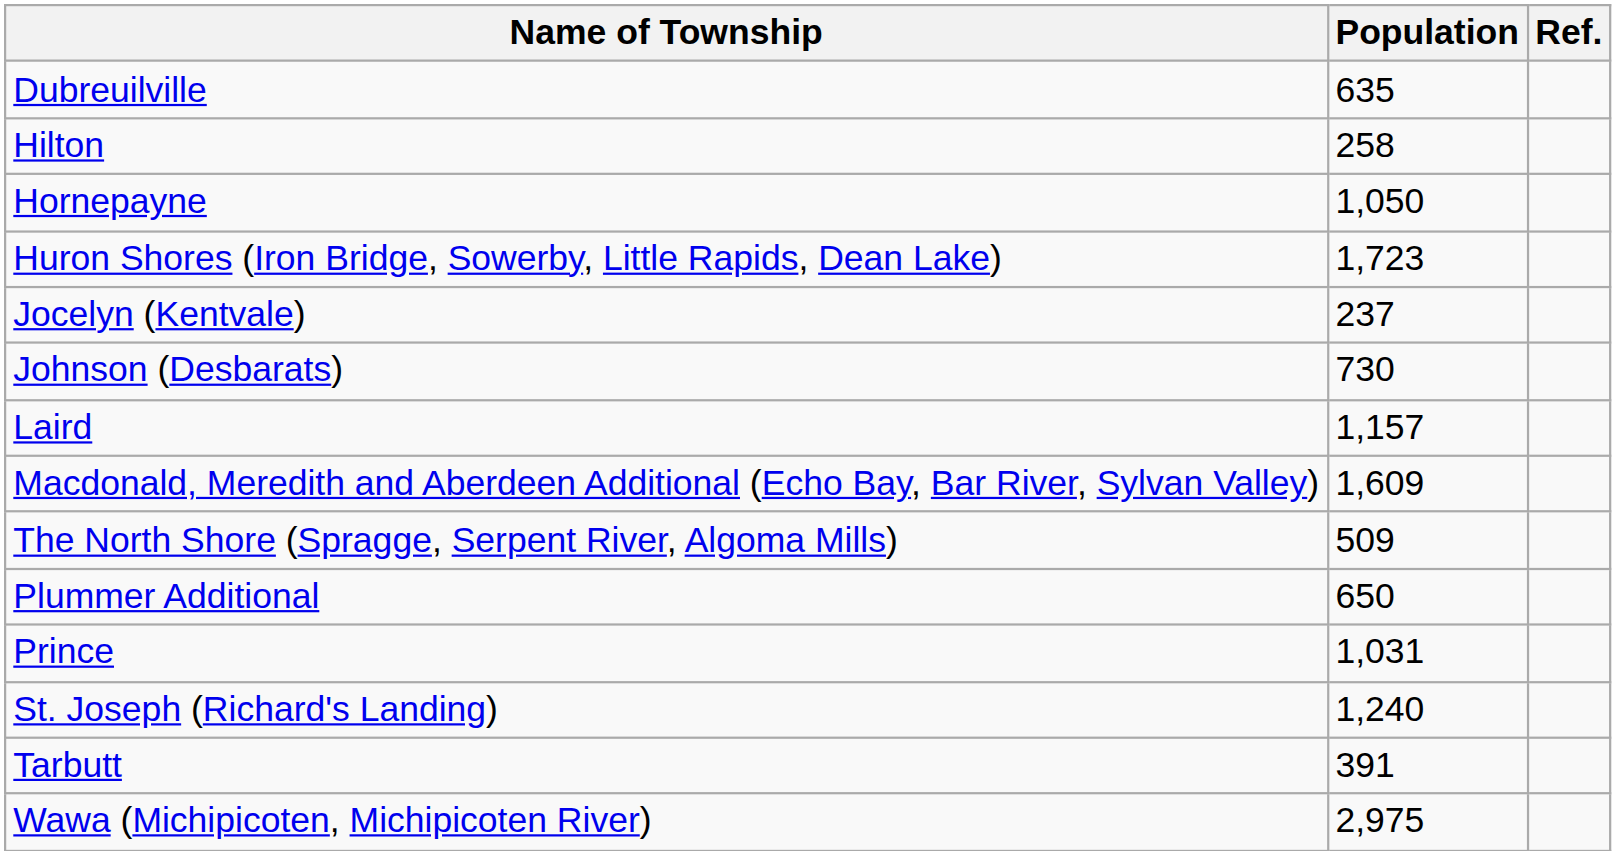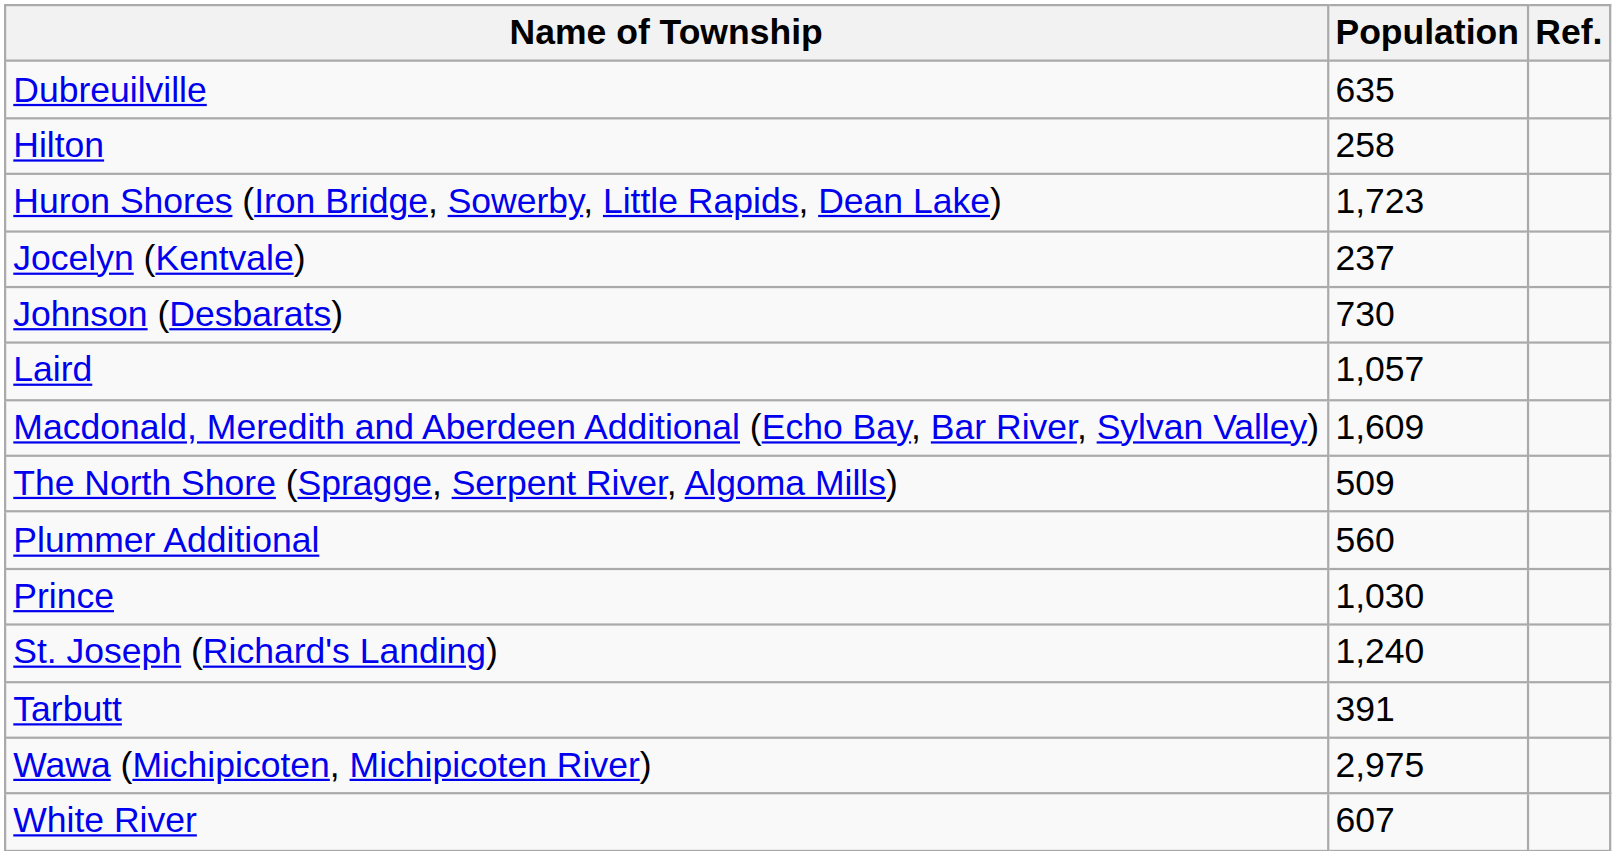- row: (110, 201)
(1380, 426) 1,157 -> (1380, 370) 1,057
(1365, 595) 650 -> (1365, 539) 560
(1380, 652) 1,031 -> (1380, 595) 1,030
+ row: (105, 821)
